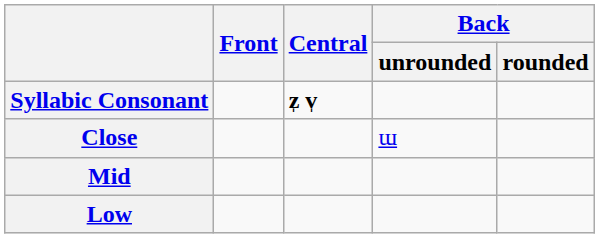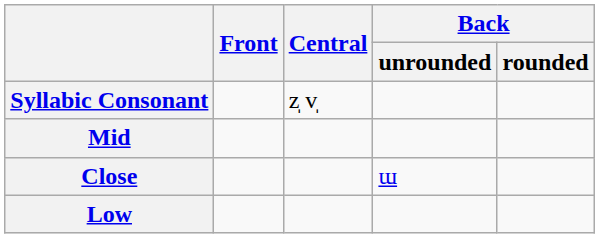(303, 99) bold -> (303, 99) normal
rows swapped: (109, 137) <-> (109, 175)
